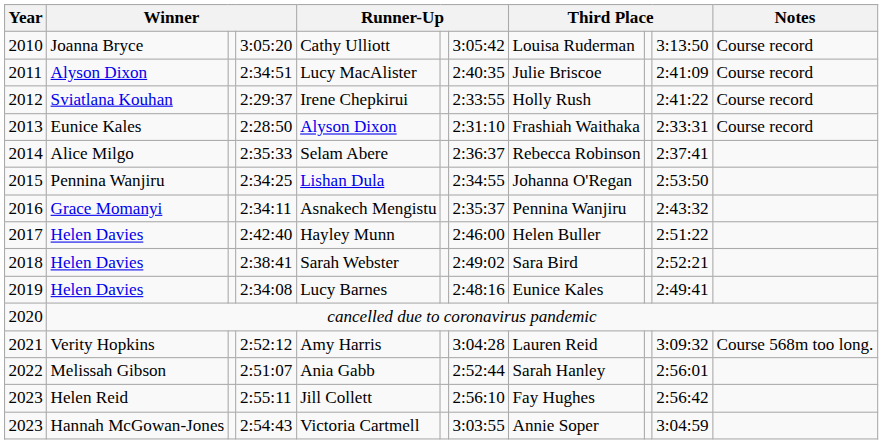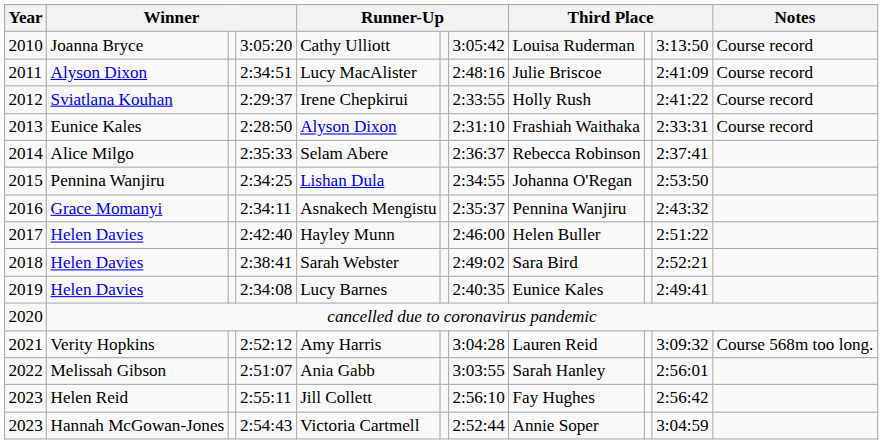(479, 72) 2:40:35 -> (479, 72) 2:48:16
(479, 289) 2:48:16 -> (479, 289) 2:40:35
(479, 371) 2:52:44 -> (479, 371) 3:03:55
(479, 425) 3:03:55 -> (479, 425) 2:52:44
